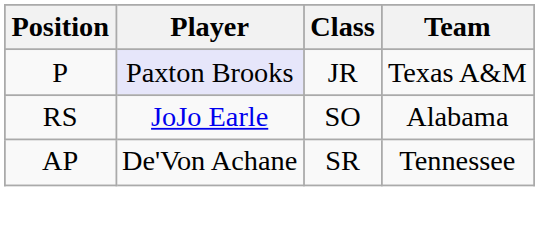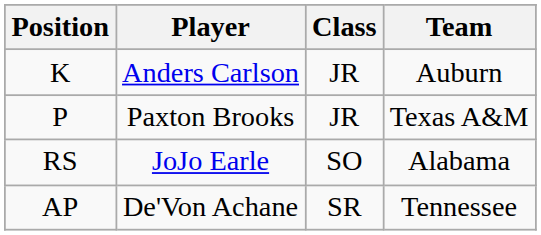+ row: (60, 71)
(210, 71) lavender background -> (211, 116) no background
